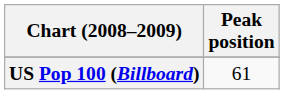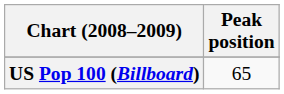(242, 72) 61 -> (242, 72) 65
